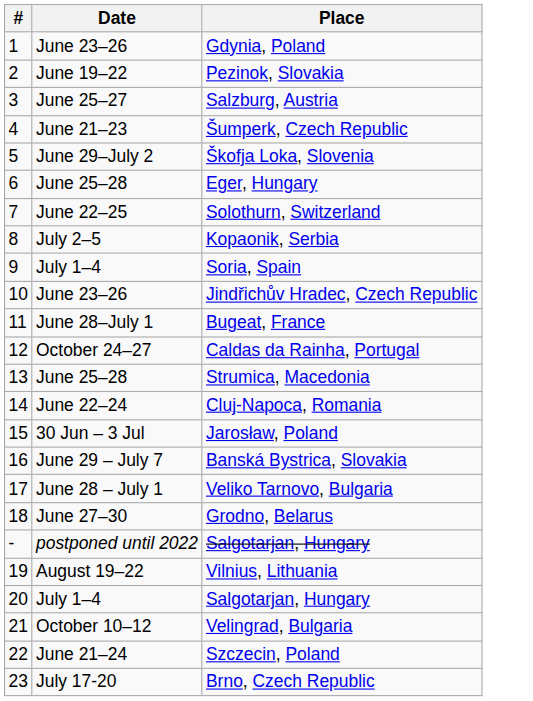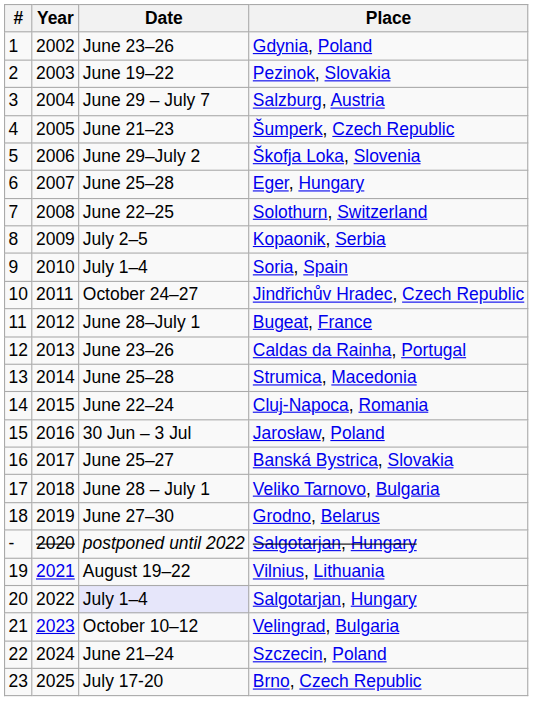+ column: (55, 18)
(82, 101) June 25–27 -> (146, 101) June 29 – July 7
(82, 294) June 23–26 -> (141, 294) October 24–27
(94, 350) October 24–27 -> (128, 350) June 23–26
(100, 460) June 29 – July 7 -> (128, 460) June 25–27
(68, 599) no background -> (115, 599) lavender background
